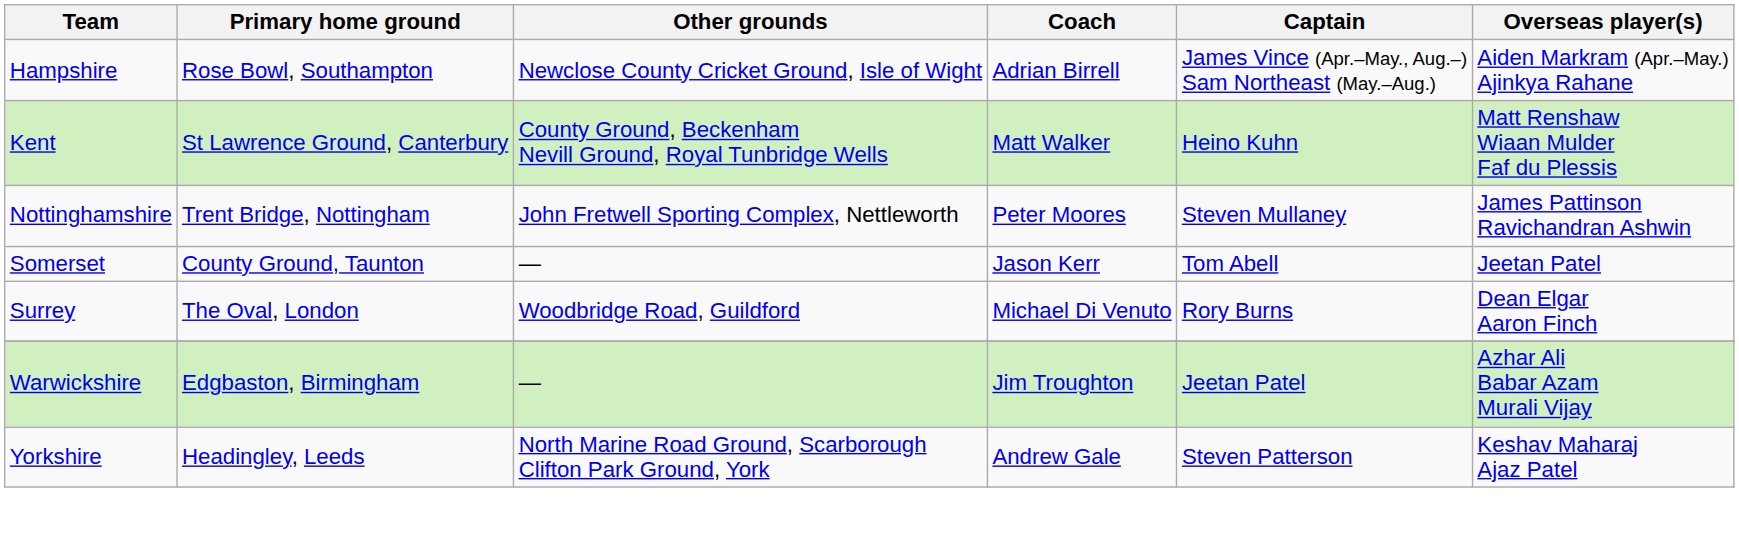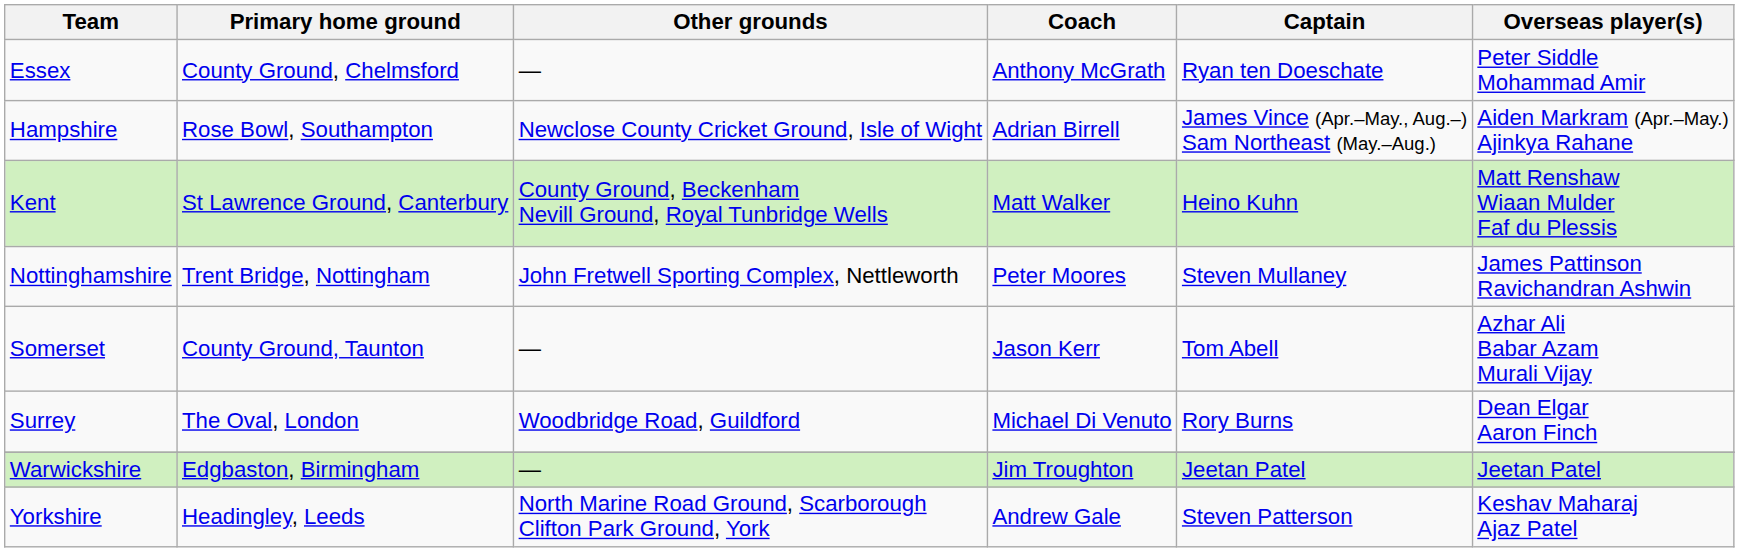+ row: (40, 69)
(1539, 263) Jeetan Patel -> (1538, 348) Azhar Ali Babar Azam Murali Vijay
(1538, 383) Azhar Ali Babar Azam Murali Vijay -> (1539, 469) Jeetan Patel
